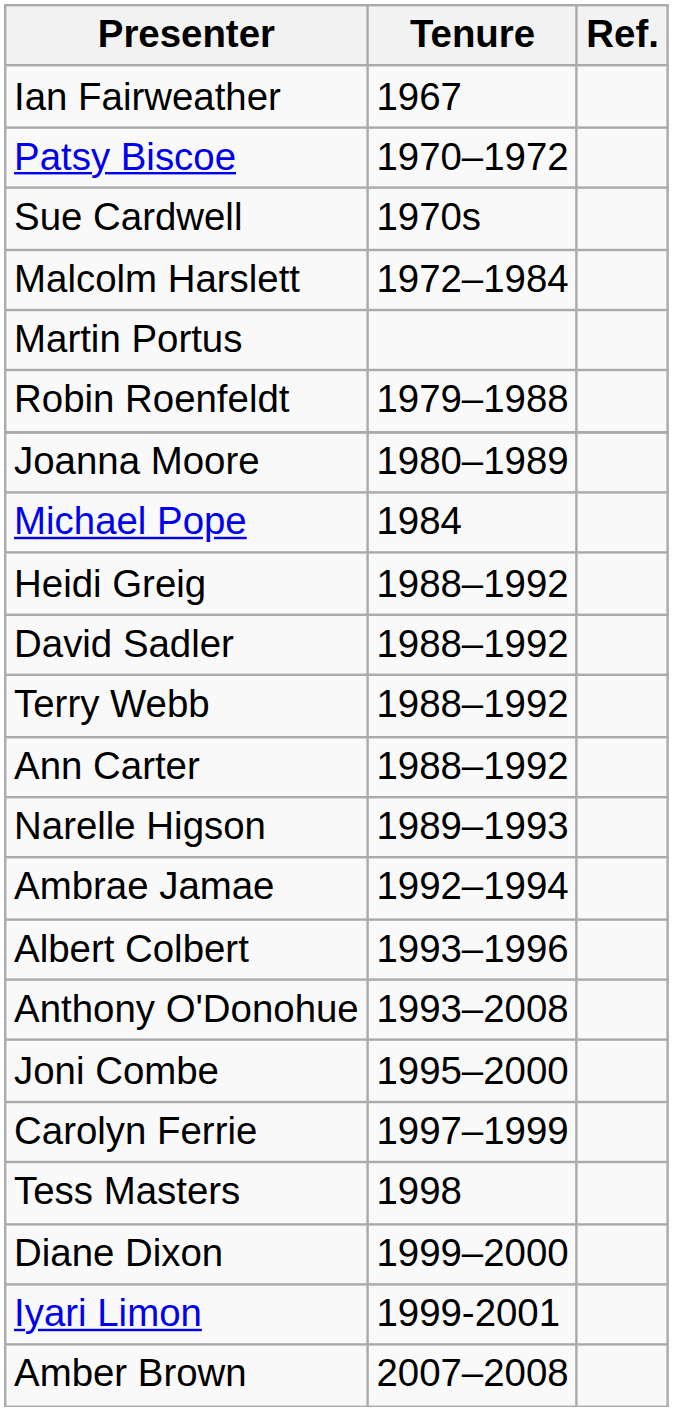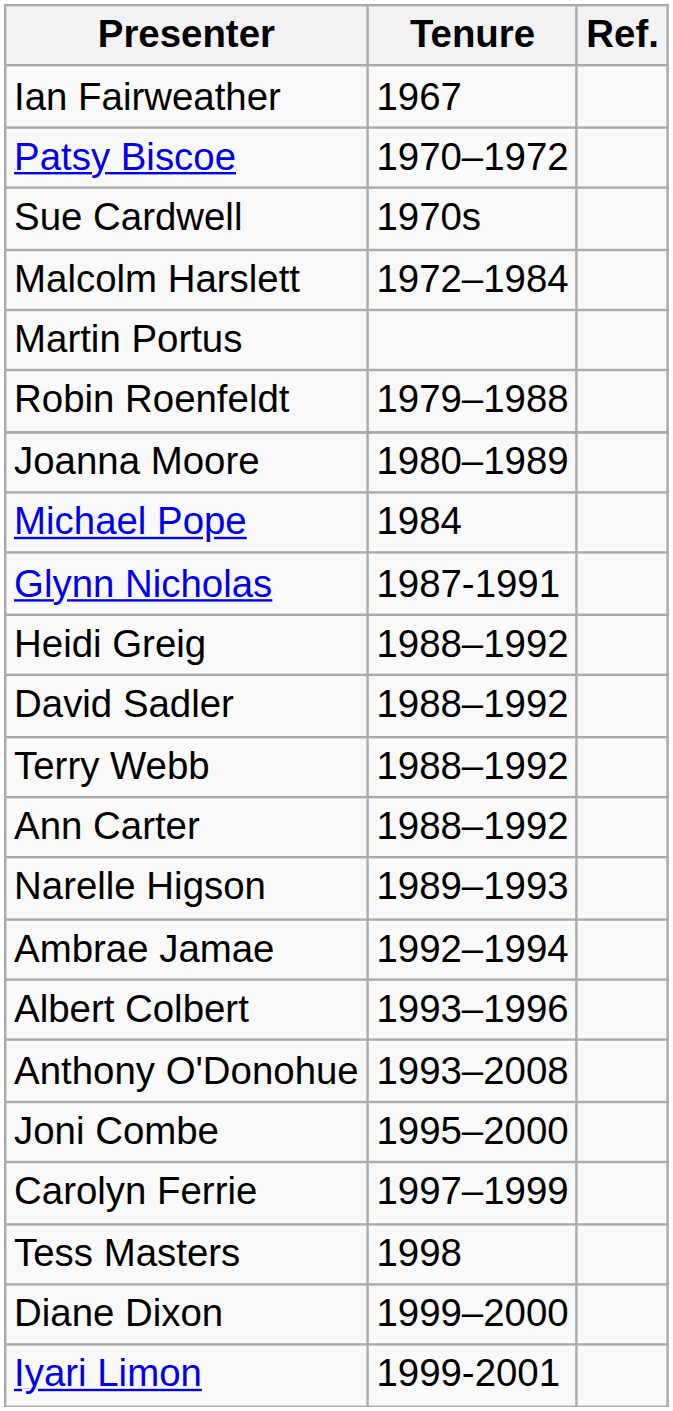+ row: (143, 583)
- row: (130, 1374)
